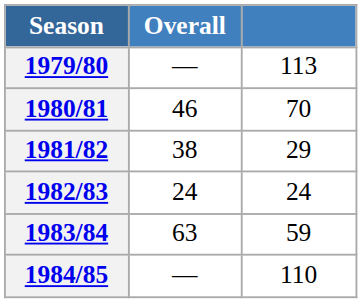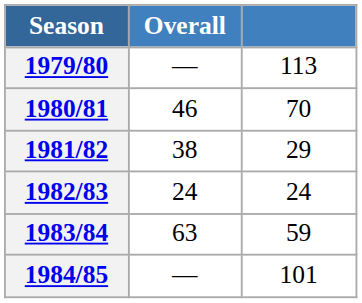(299, 274) 110 -> (299, 274) 101
